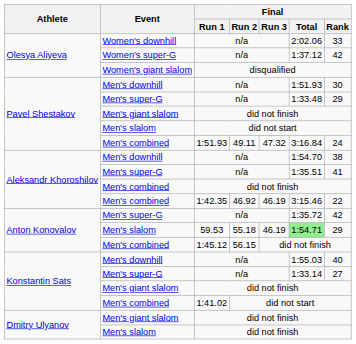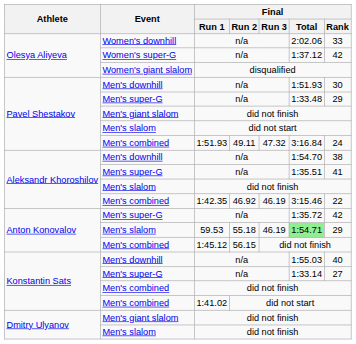(136, 187) Men's combined -> (129, 187) Men's slalom
(140, 289) Men's giant slalom -> (136, 289) Men's combined
